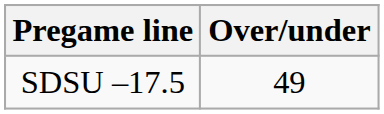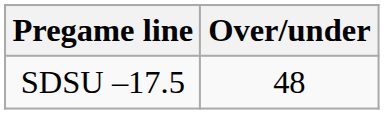(289, 81) 49 -> (289, 81) 48
